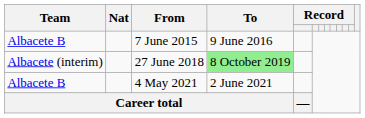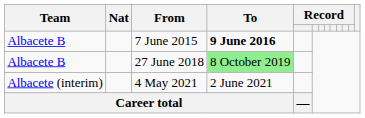(241, 41) normal -> (243, 41) bold
(55, 61) Albacete (interim) -> (36, 61) Albacete B
(36, 82) Albacete B -> (55, 82) Albacete (interim)
